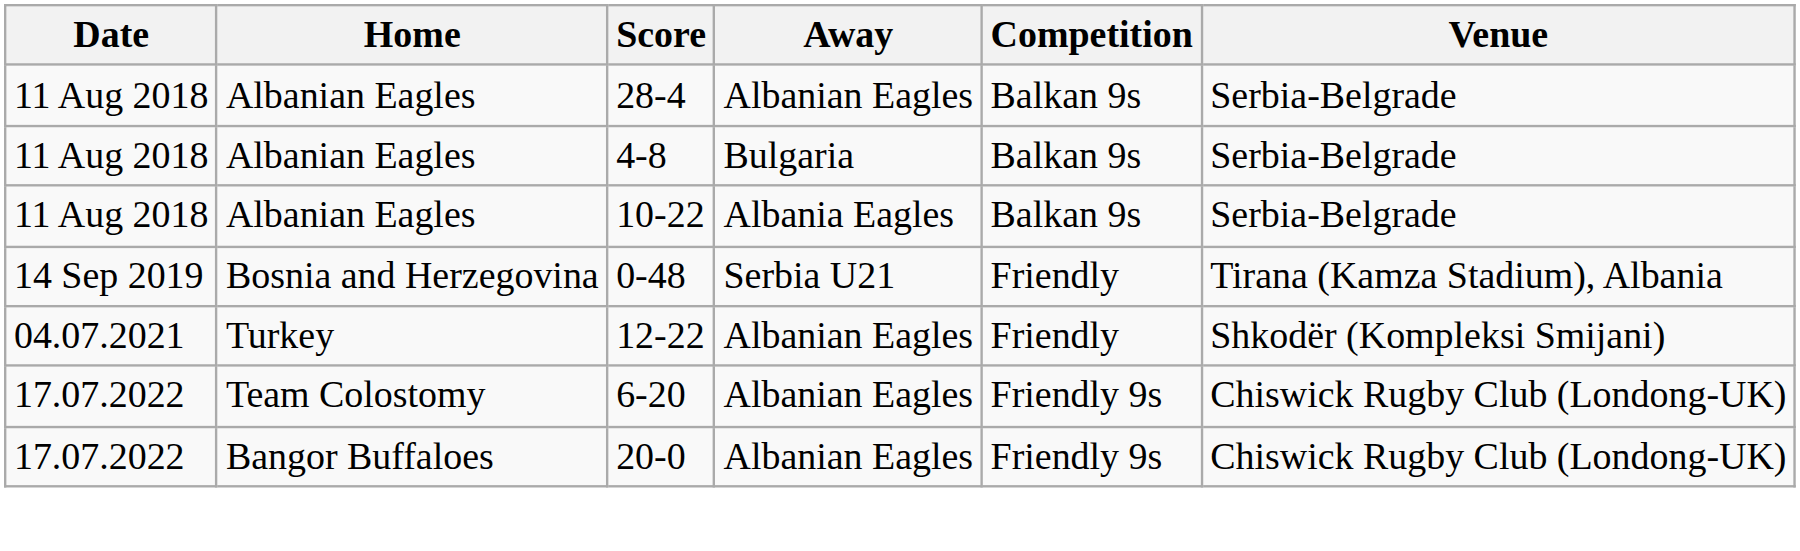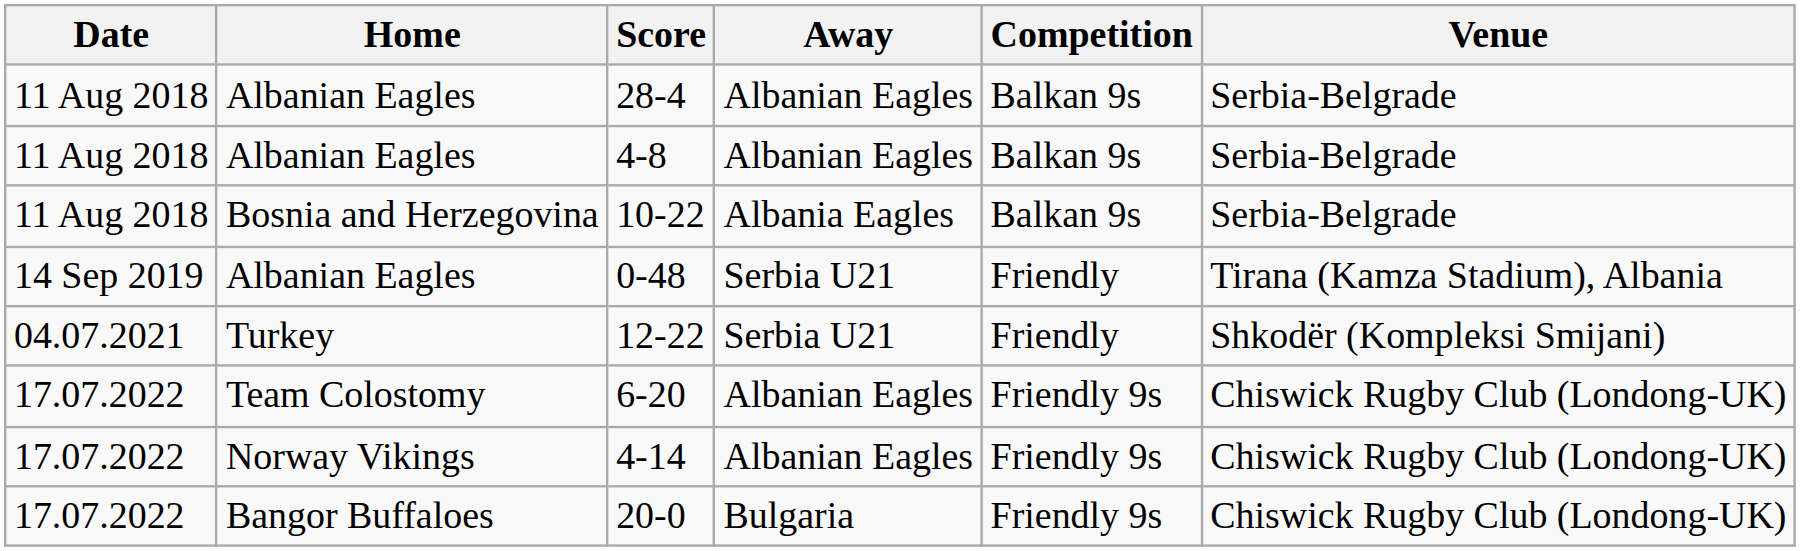(789, 154) Bulgaria -> (848, 154) Albanian Eagles
(351, 214) Albanian Eagles -> (412, 214) Bosnia and Herzegovina
(412, 275) Bosnia and Herzegovina -> (351, 275) Albanian Eagles
(848, 335) Albanian Eagles -> (809, 335) Serbia U21
+ row: (651, 455)
(848, 455) Albanian Eagles -> (789, 515) Bulgaria
